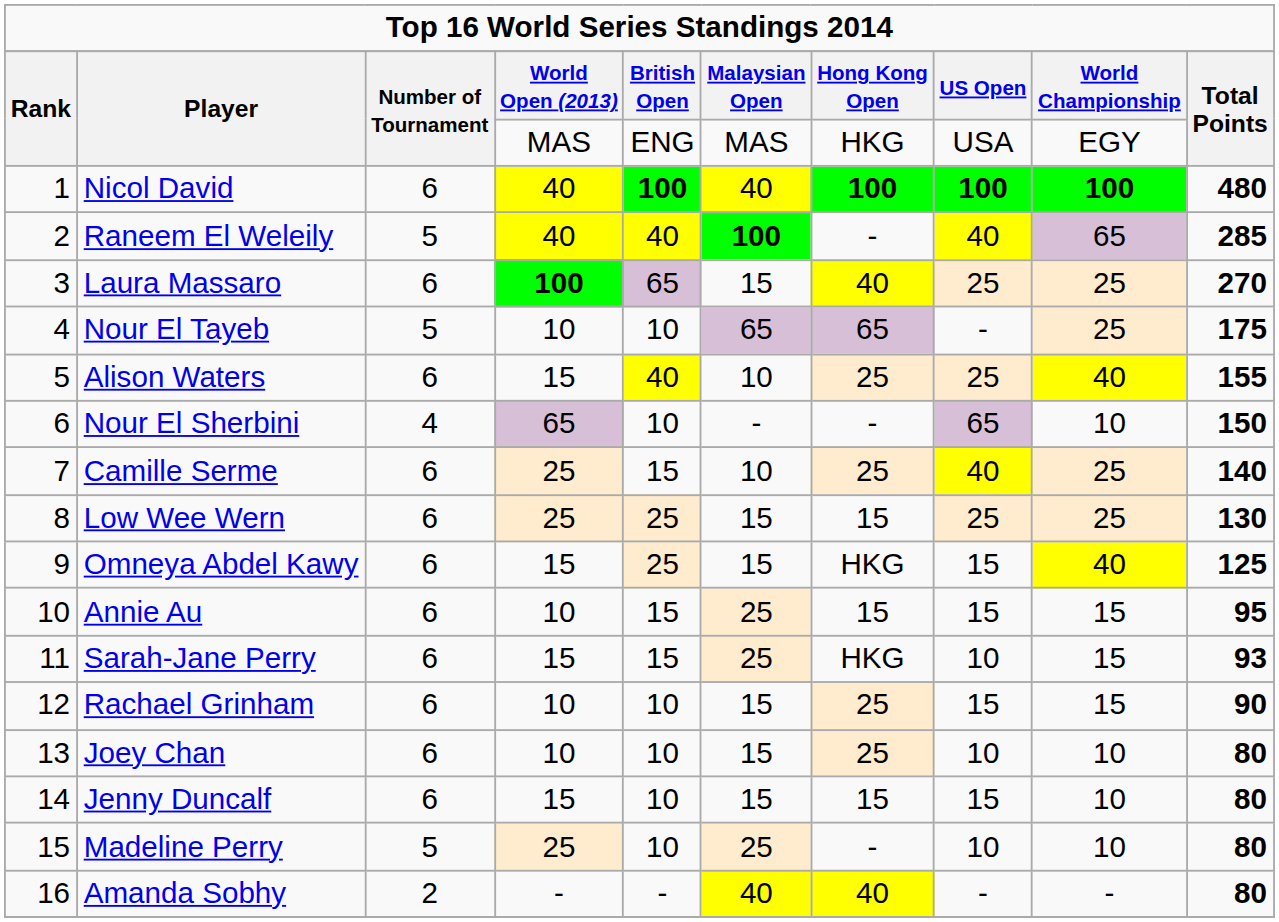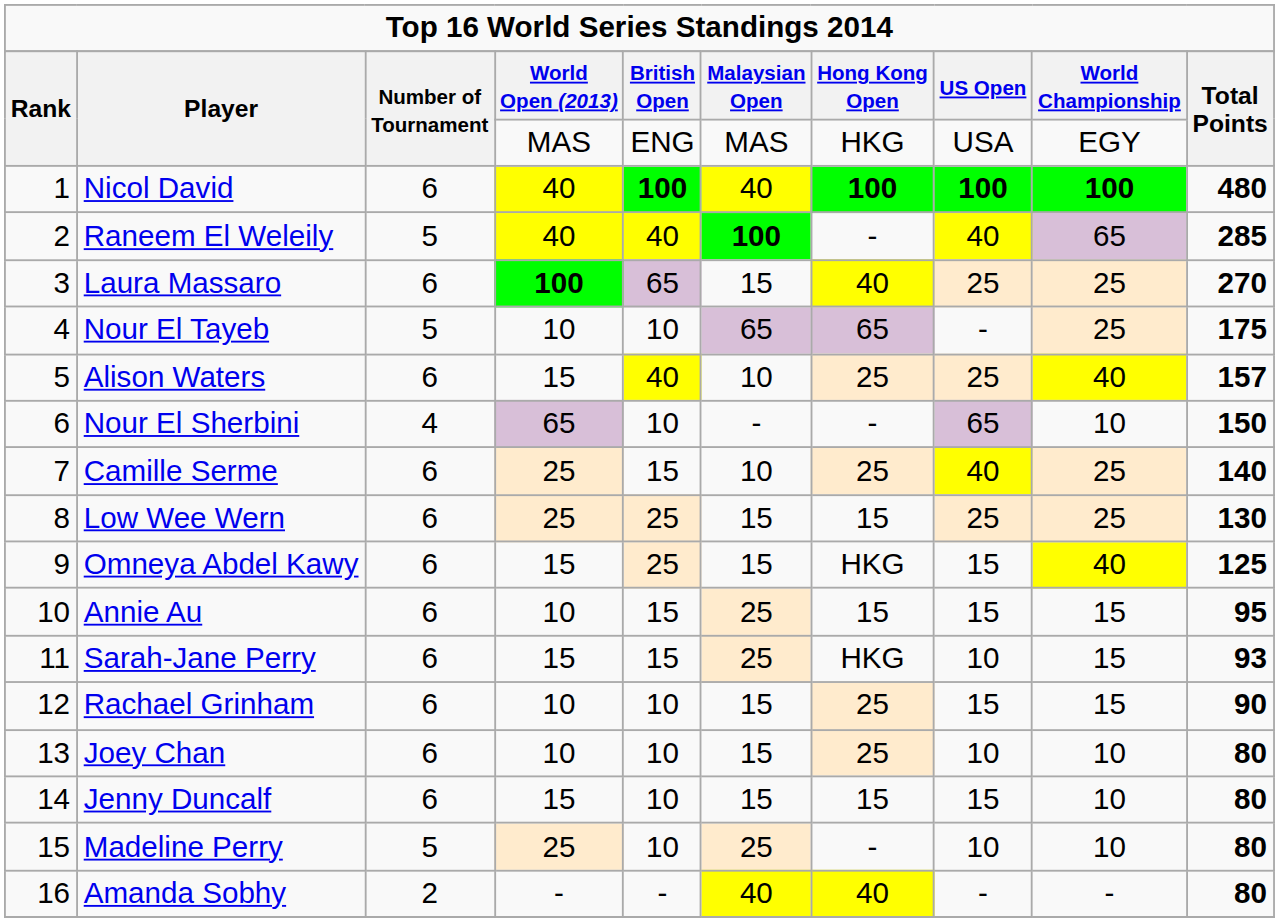(1242, 376) 155 -> (1242, 376) 157
